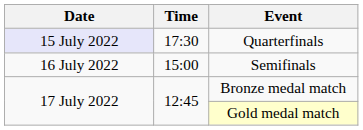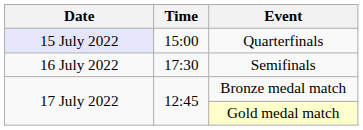(181, 40) 17:30 -> (181, 40) 15:00
(181, 64) 15:00 -> (181, 64) 17:30
